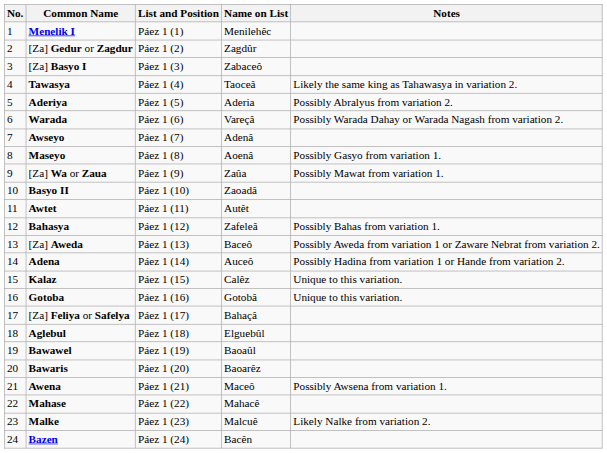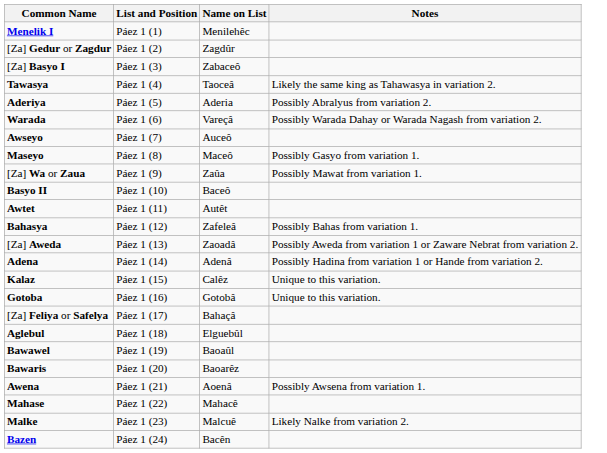- column: (15, 13)
(239, 137) Adenâ -> (217, 137) Auceô
(239, 155) Aoenâ -> (218, 155) Maceô
(241, 191) Zaoadâ -> (216, 191) Baceô
(238, 244) Baceô -> (219, 244) Zaoadâ
(239, 262) Auceô -> (217, 262) Adenâ
(239, 386) Maceô -> (217, 386) Aoenâ
